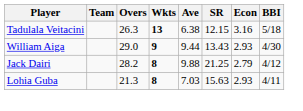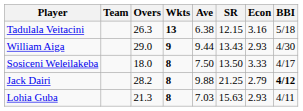+ row: (53, 64)
(271, 64) normal -> (286, 81) bold
